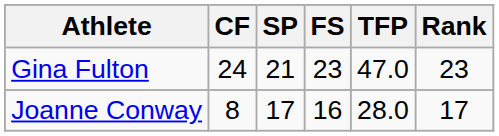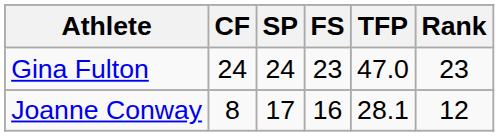(280, 68) 21 -> (280, 68) 24
(383, 111) 28.0 -> (383, 111) 28.1
(454, 111) 17 -> (454, 111) 12
